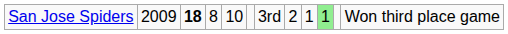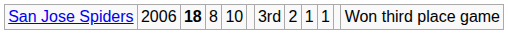(159, 17) 2009 -> (159, 17) 2006
(325, 17) lightgreen background -> (325, 17) no background
